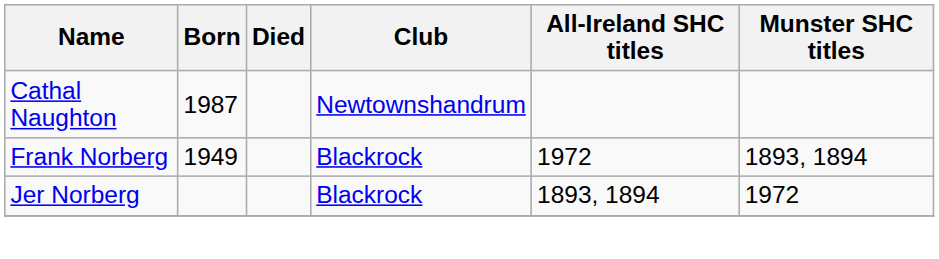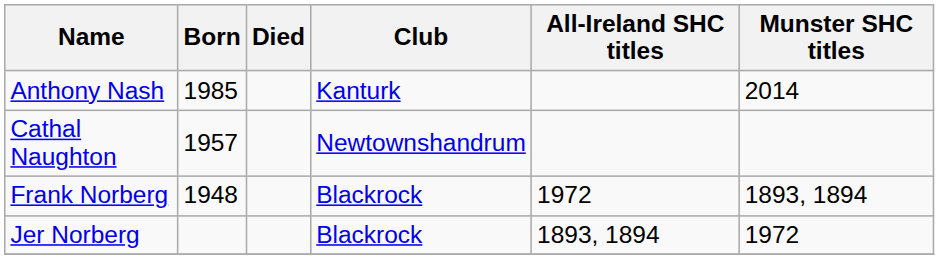+ row: (87, 90)
(211, 104) 1987 -> (211, 142) 1957
(211, 156) 1949 -> (211, 195) 1948
